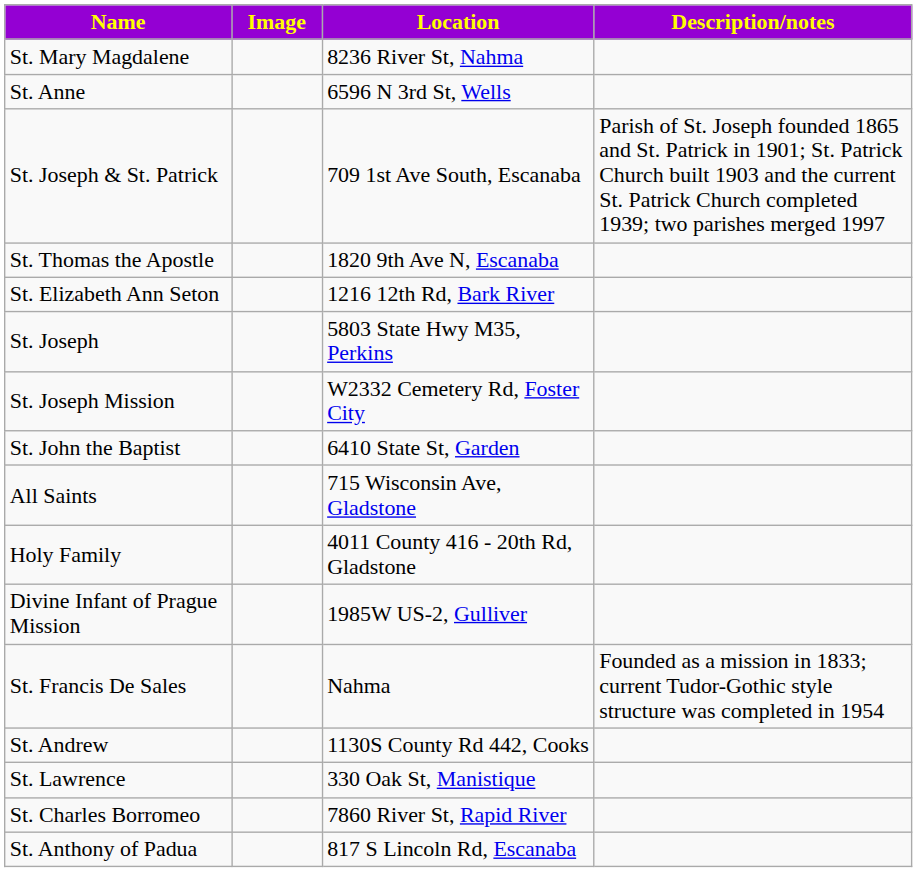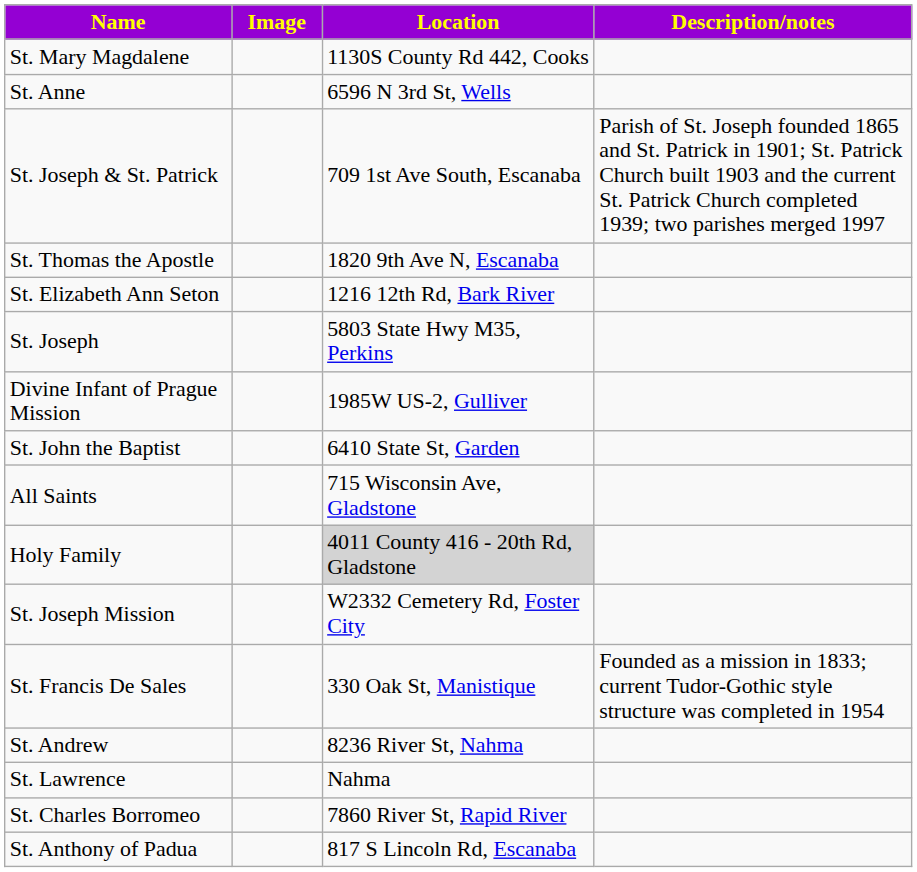(425, 56) 8236 River St, Nahma -> (458, 56) 1130S County Rd 442, Cooks
rows swapped: (92, 400) <-> (114, 613)
(450, 554) no background -> (450, 554) lightgrey background
(359, 685) Nahma -> (431, 685) 330 Oak St, Manistique
(458, 745) 1130S County Rd 442, Cooks -> (425, 745) 8236 River St, Nahma
(431, 779) 330 Oak St, Manistique -> (359, 779) Nahma
